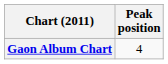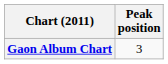(139, 48) 4 -> (139, 48) 3
